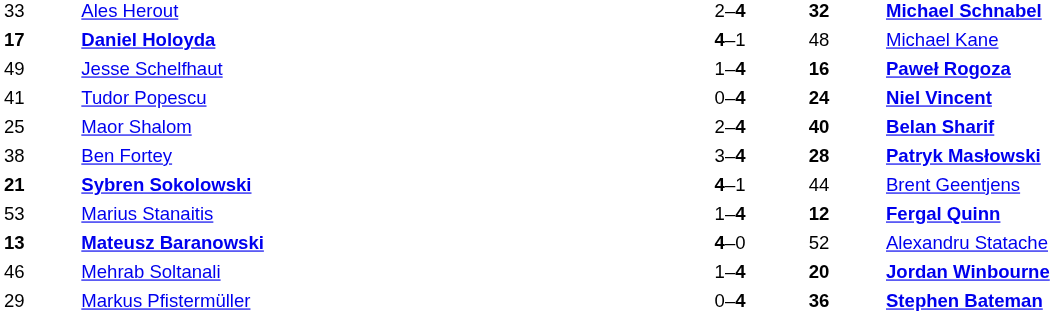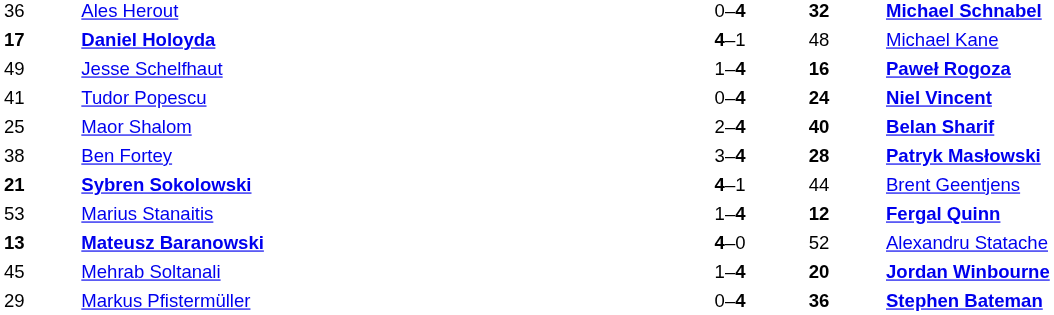(14, 11) 33 -> (14, 11) 36
(730, 11) 2–4 -> (730, 11) 0–4
(14, 272) 46 -> (14, 272) 45
